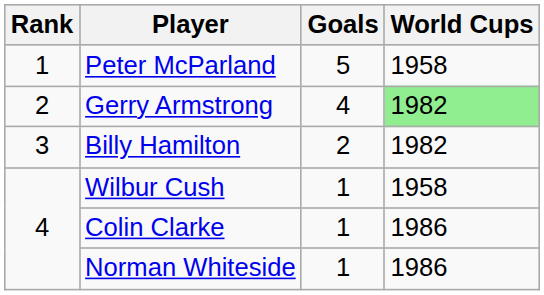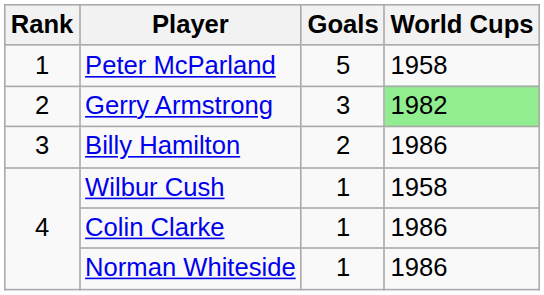(343, 106) 4 -> (343, 106) 3
(419, 146) 1982 -> (419, 146) 1986
